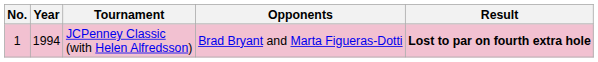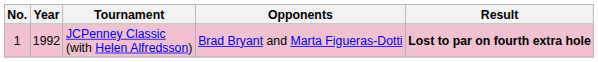(46, 41) 1994 -> (46, 41) 1992
